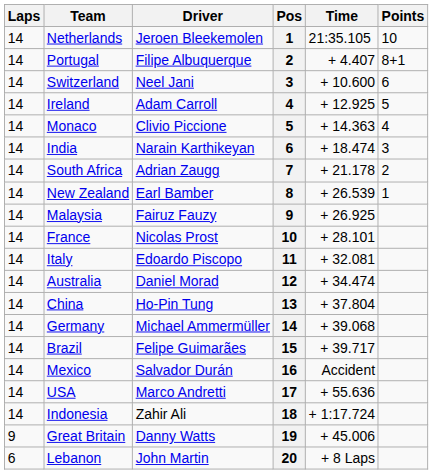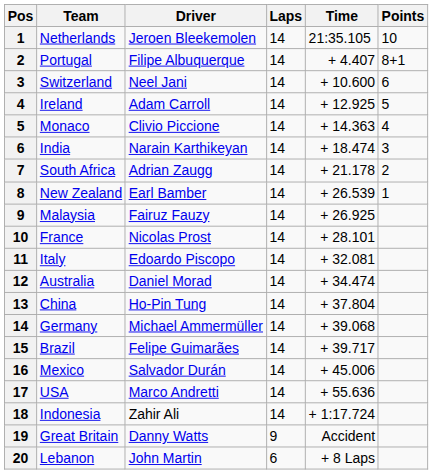columns swapped: (289, 16) <-> (24, 16)
(348, 370) Accident -> (348, 370) + 45.006
(348, 436) + 45.006 -> (348, 436) Accident
